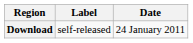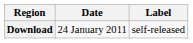columns swapped: (150, 12) <-> (84, 12)
